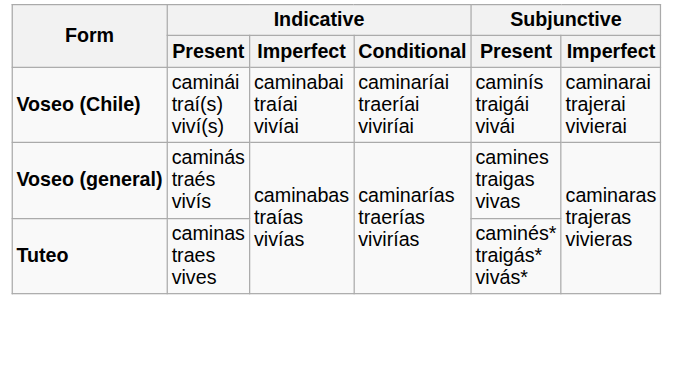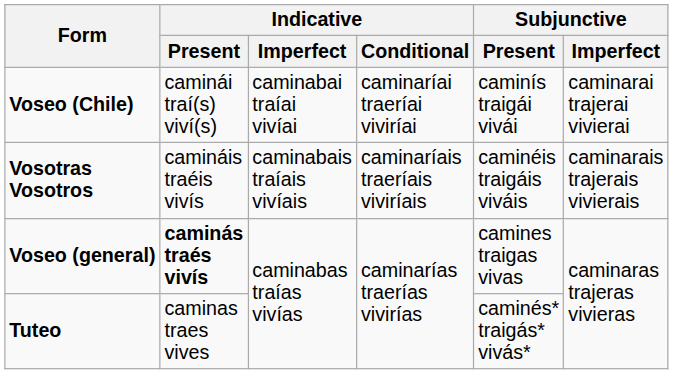+ row: (51, 180)
(208, 180) normal -> (204, 255) bold
